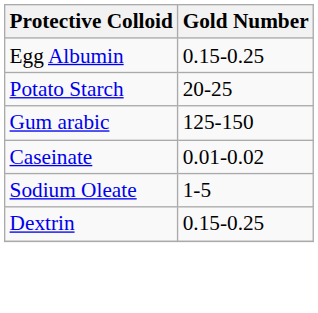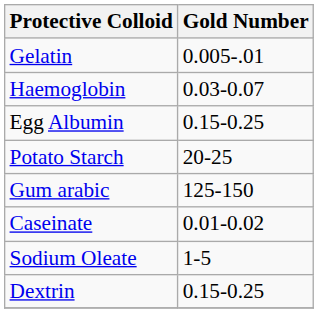+ row: (41, 55)
+ row: (67, 88)
